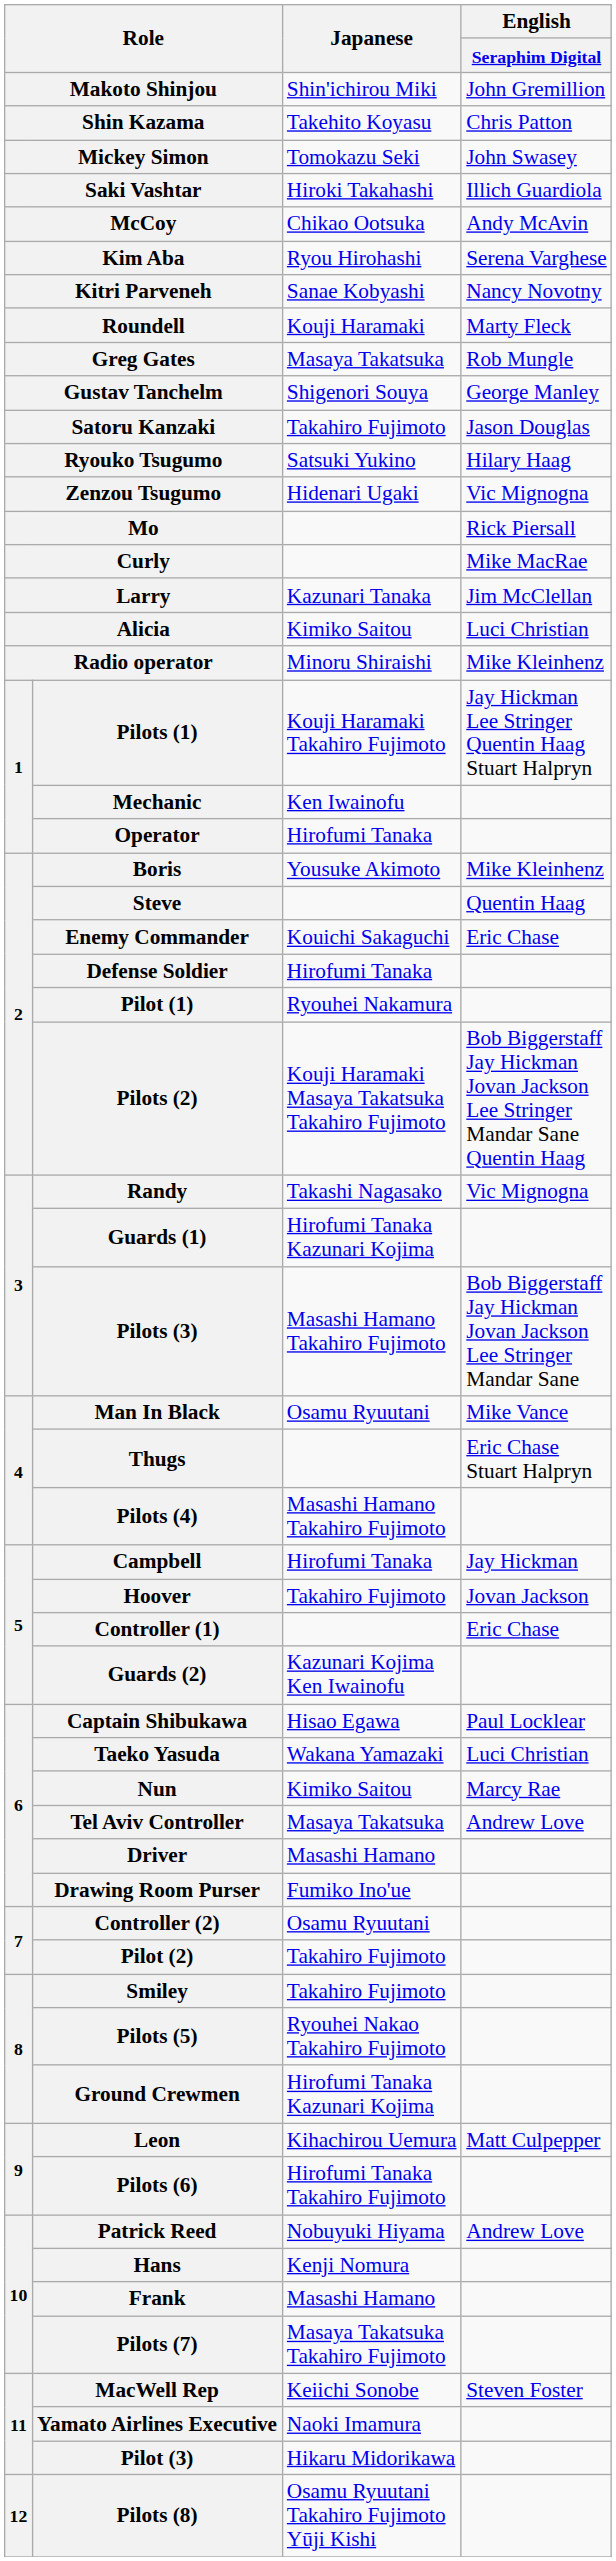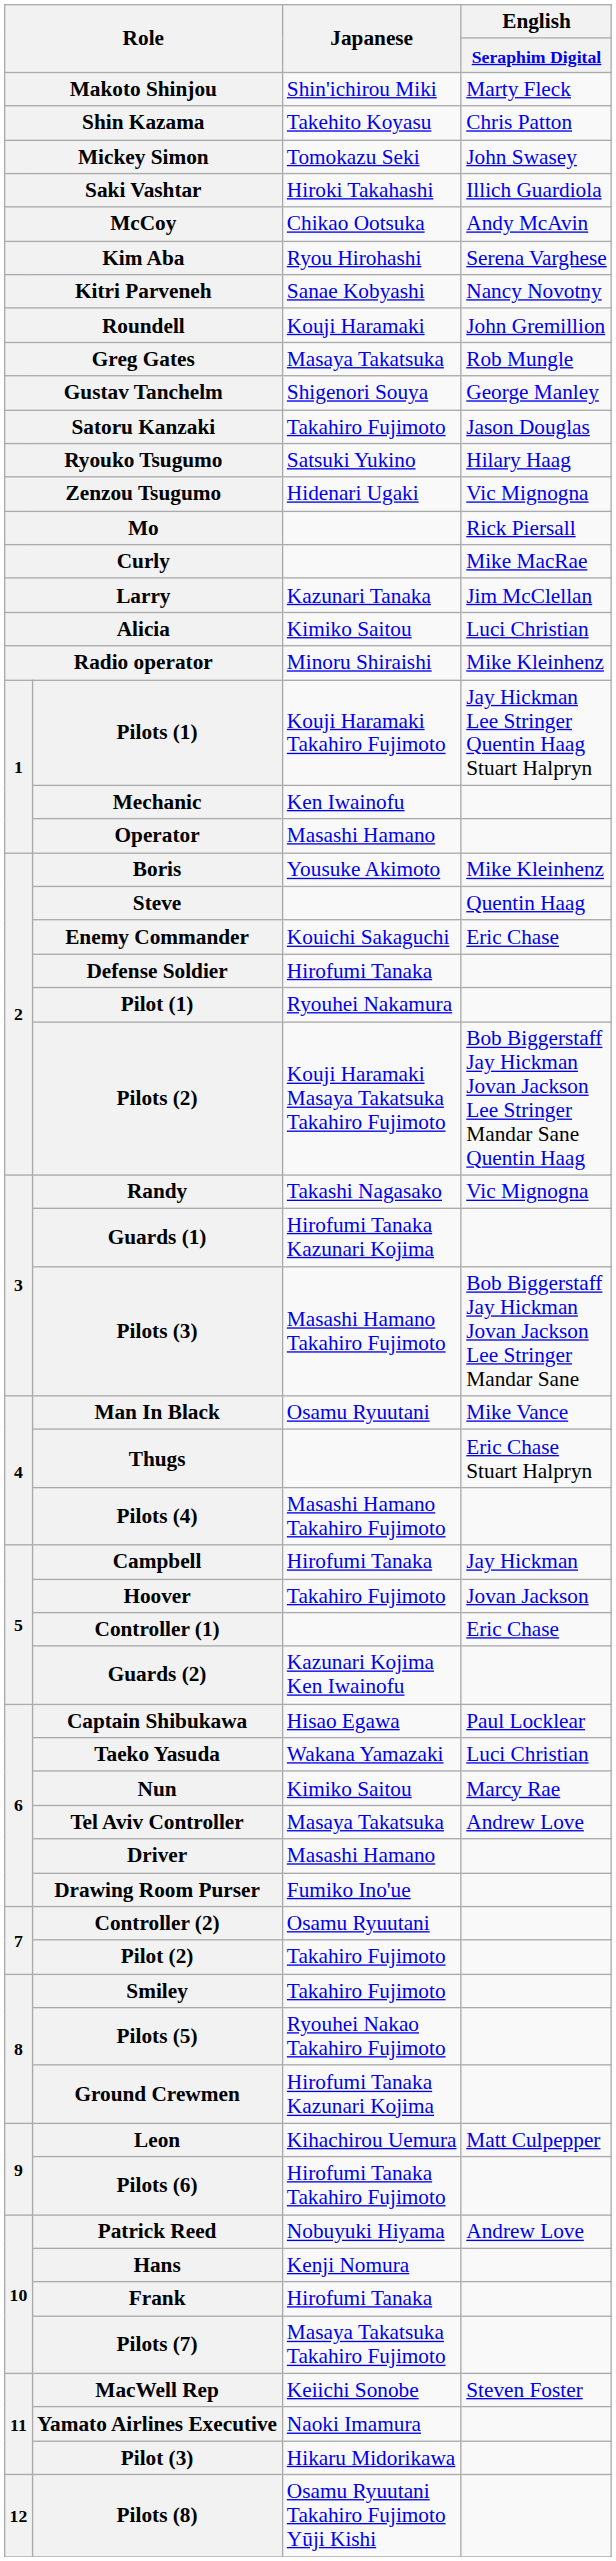(536, 88) John Gremillion -> (519, 88) Marty Fleck
(519, 325) Marty Fleck -> (536, 325) John Gremillion
(360, 835) Hirofumi Tanaka -> (361, 835) Masashi Hamano
(361, 2298) Masashi Hamano -> (360, 2298) Hirofumi Tanaka
